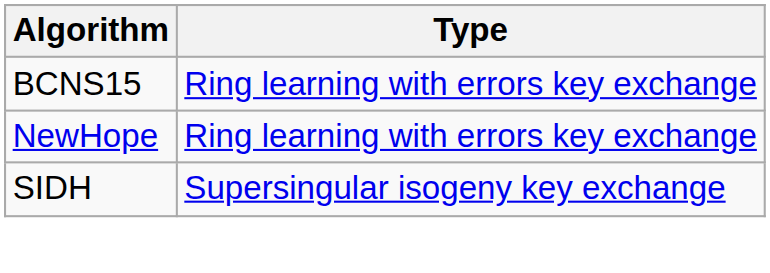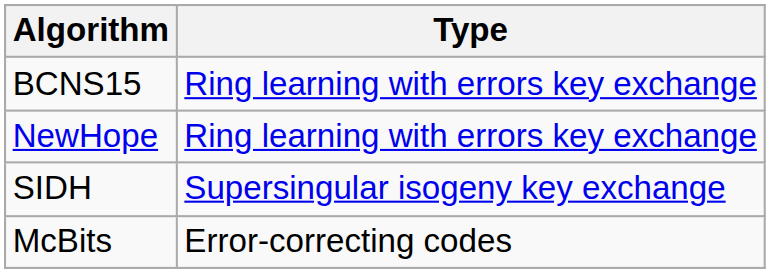+ row: (62, 240)
